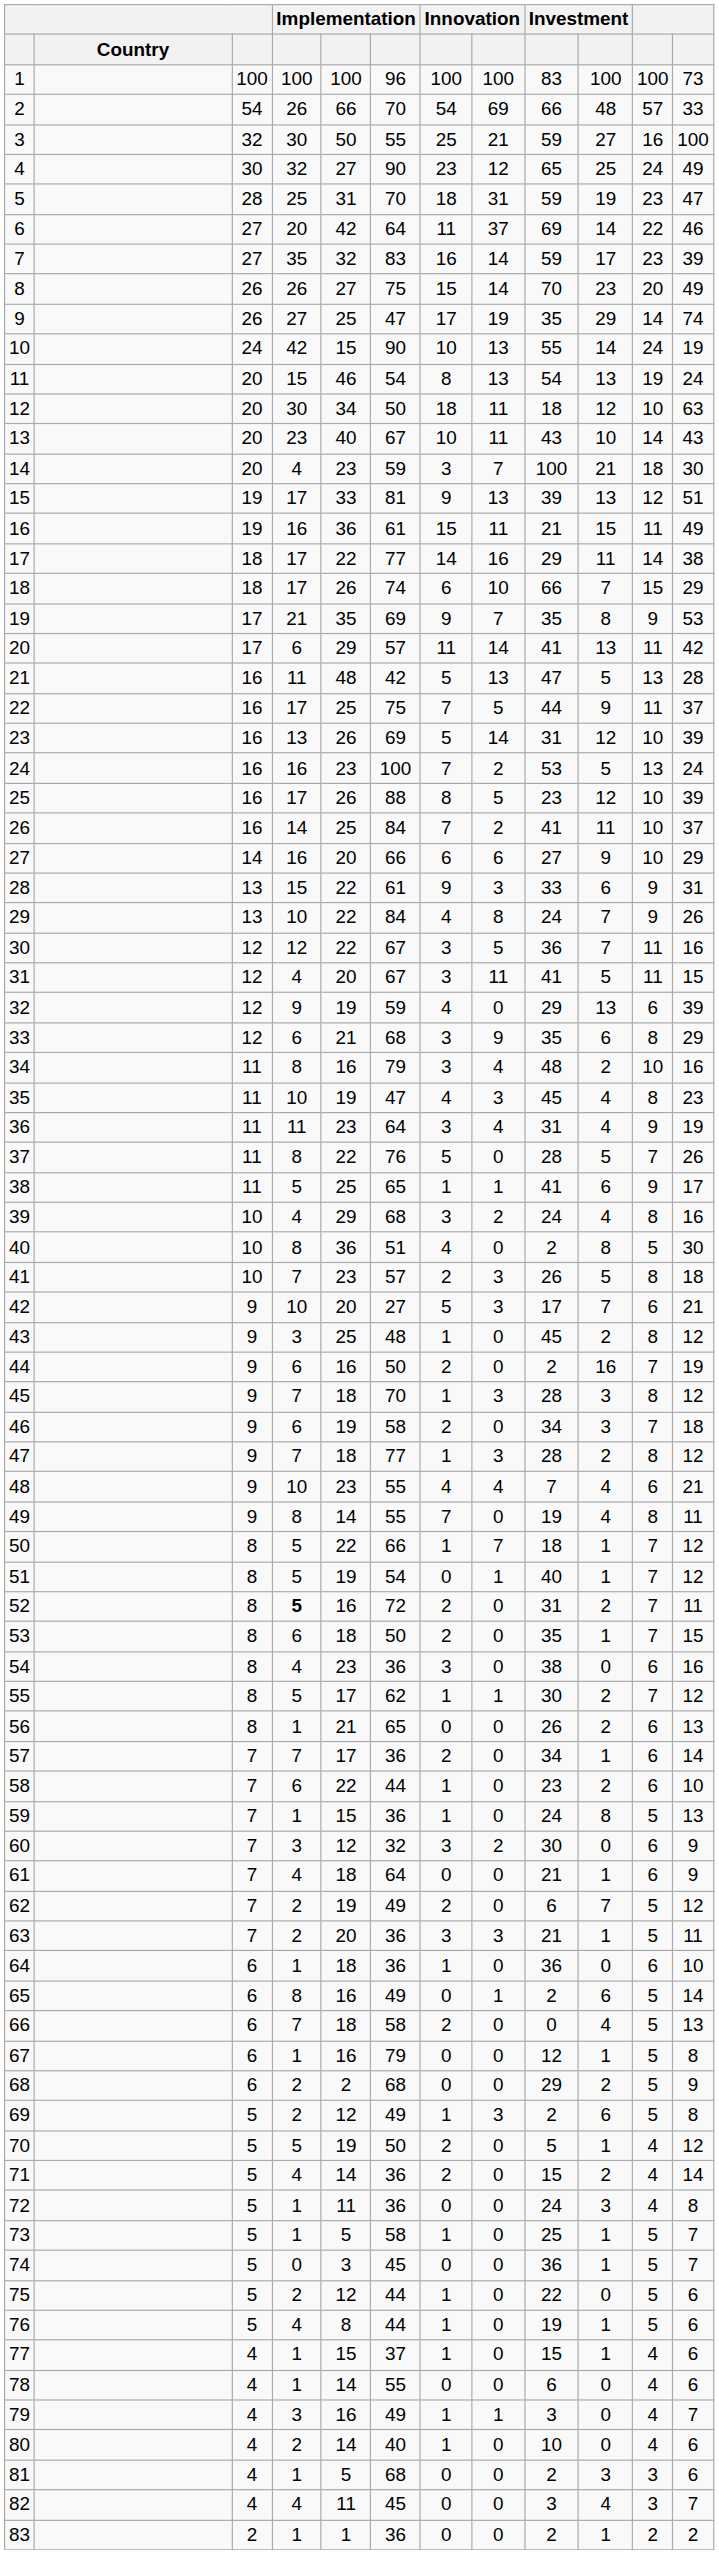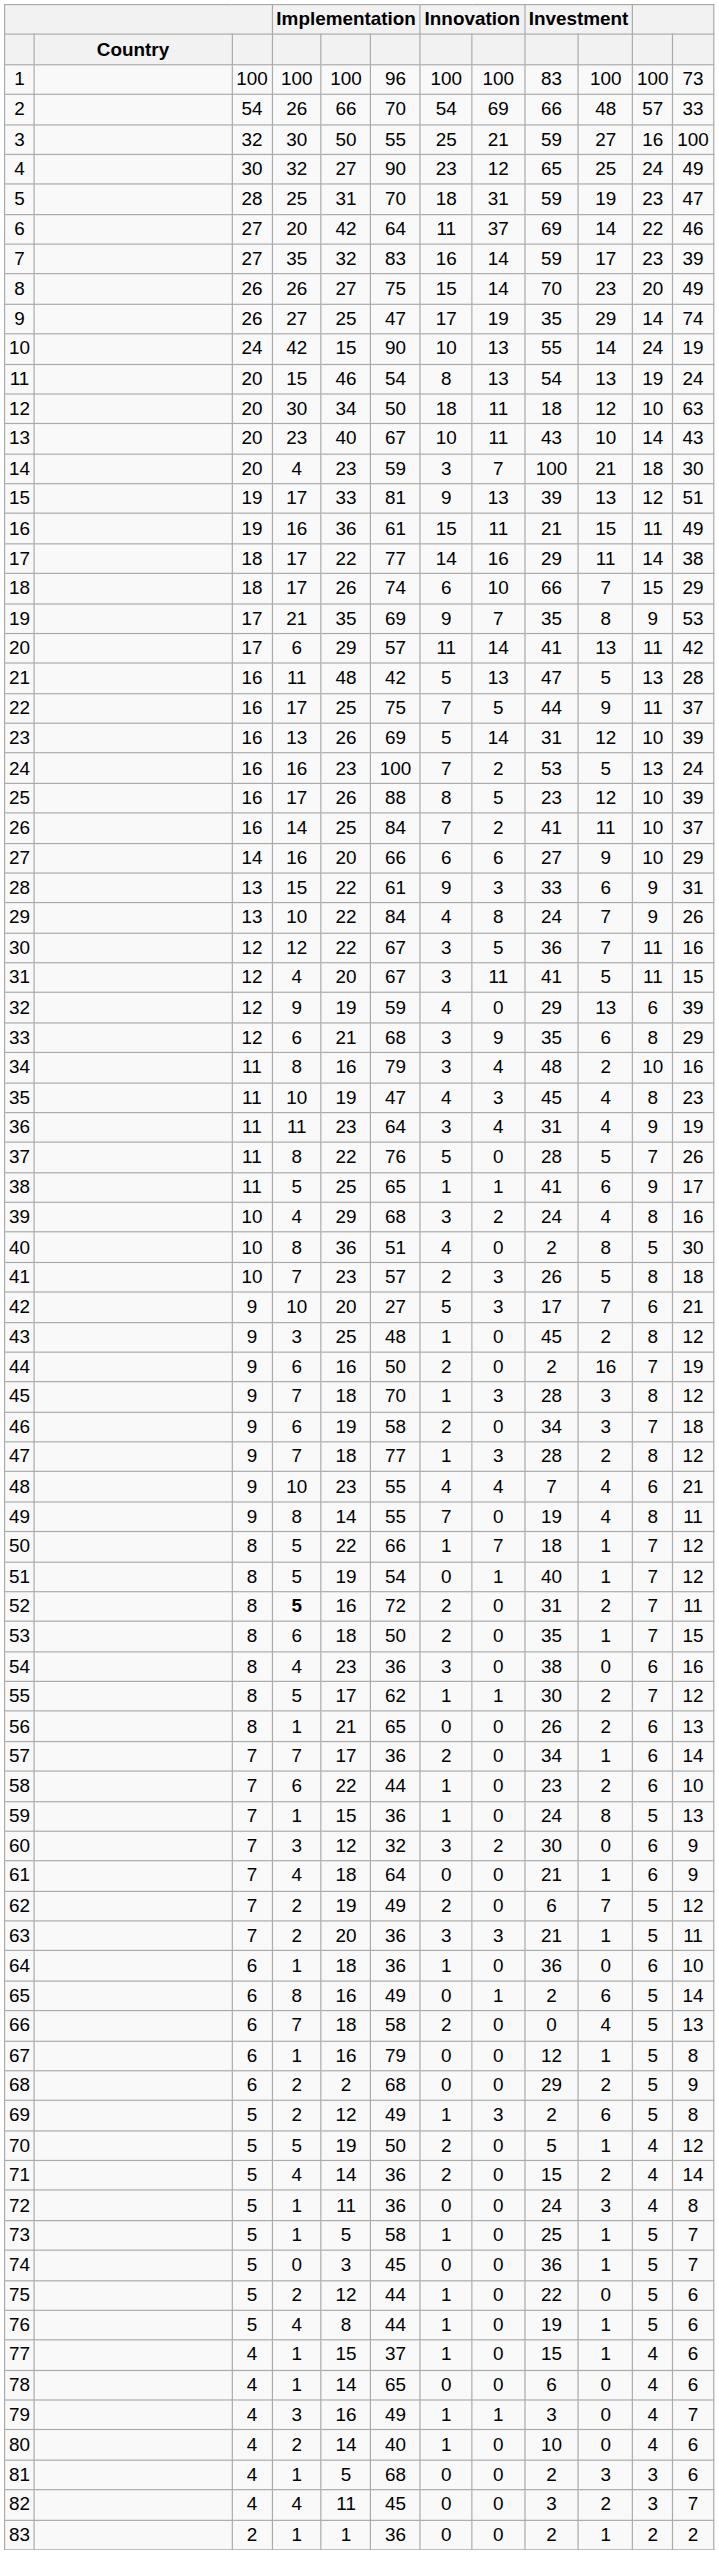(396, 2384) 55 -> (396, 2384) 65
(606, 2504) 4 -> (606, 2504) 2
